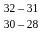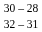rows swapped: (21, 8) <-> (21, 24)
